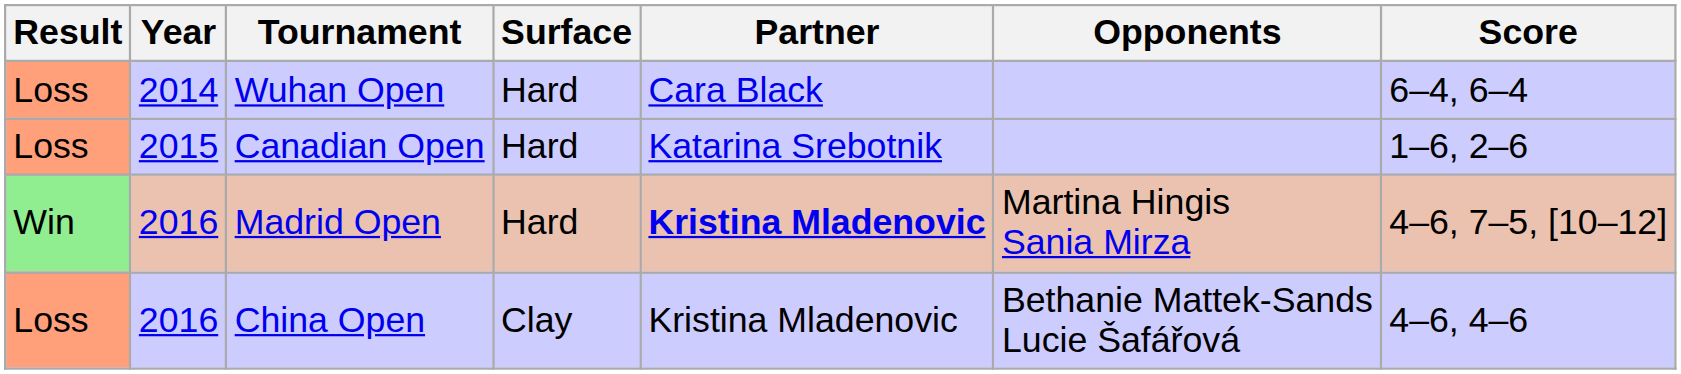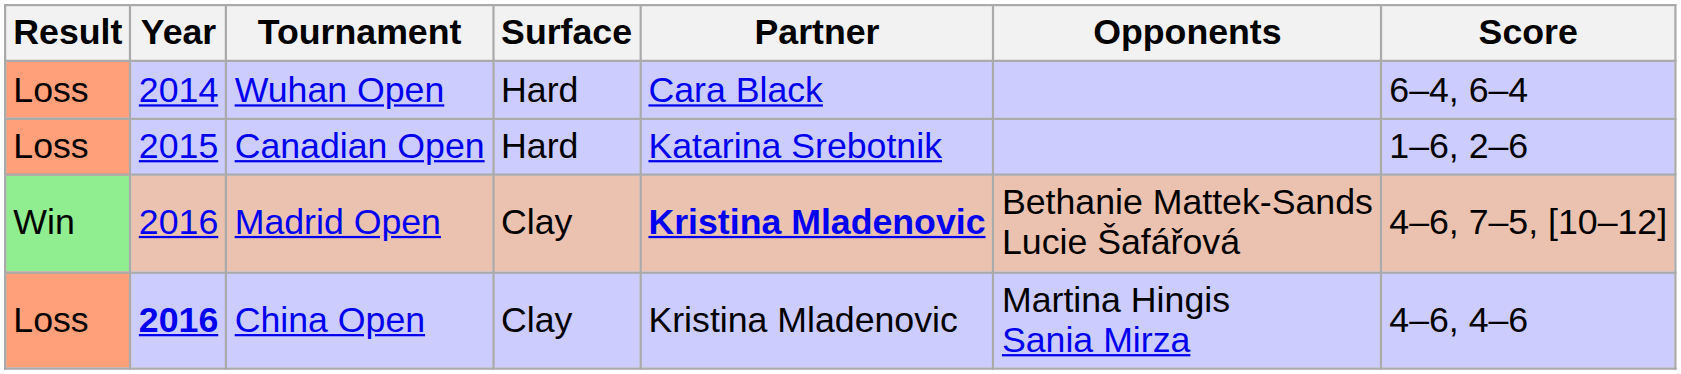(540, 222) Hard -> (537, 222) Clay
(1116, 222) Martina Hingis Sania Mirza -> (1187, 222) Bethanie Mattek-Sands Lucie Šafářová
(179, 319) normal -> (179, 319) bold
(1187, 319) Bethanie Mattek-Sands Lucie Šafářová -> (1116, 319) Martina Hingis Sania Mirza
